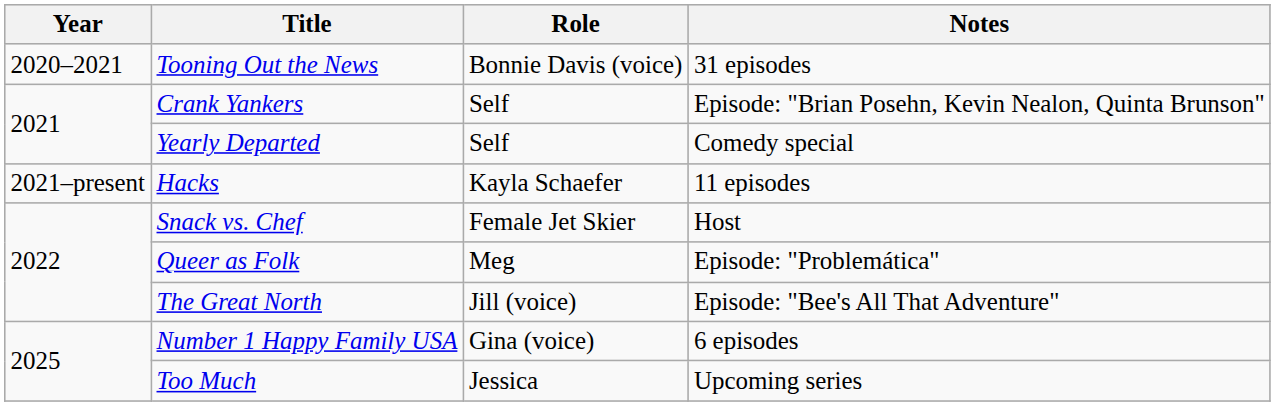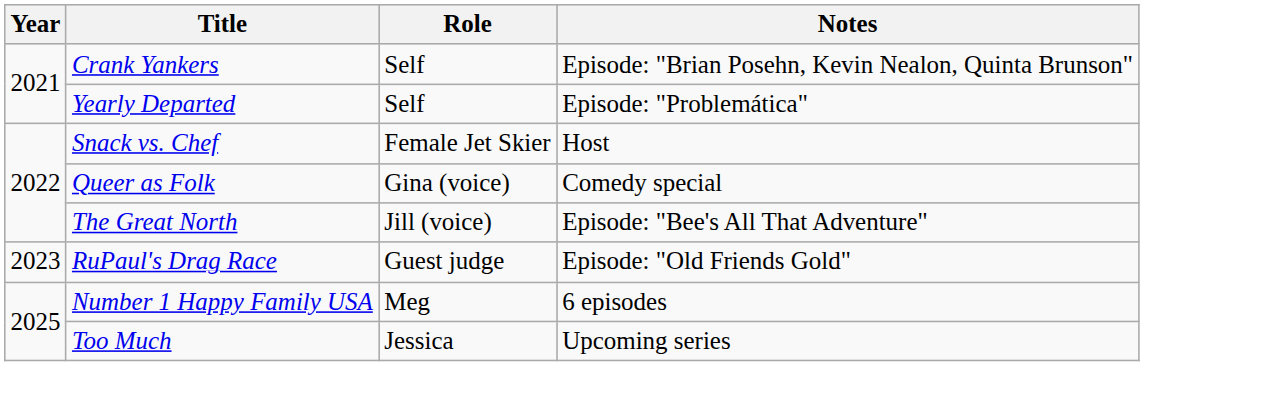- row: (267, 63)
(774, 143) Comedy special -> (685, 103) Episode: "Problemática"
- row: (188, 182)
(492, 261) Meg -> (447, 182) Gina (voice)
(817, 261) Episode: "Problemática" -> (642, 182) Comedy special
+ row: (174, 261)
(532, 340) Gina (voice) -> (407, 301) Meg
